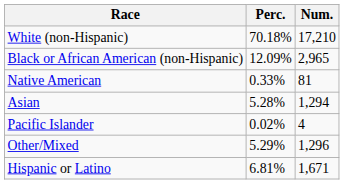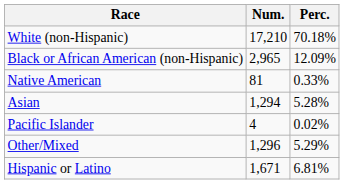columns swapped: (317, 15) <-> (271, 15)
